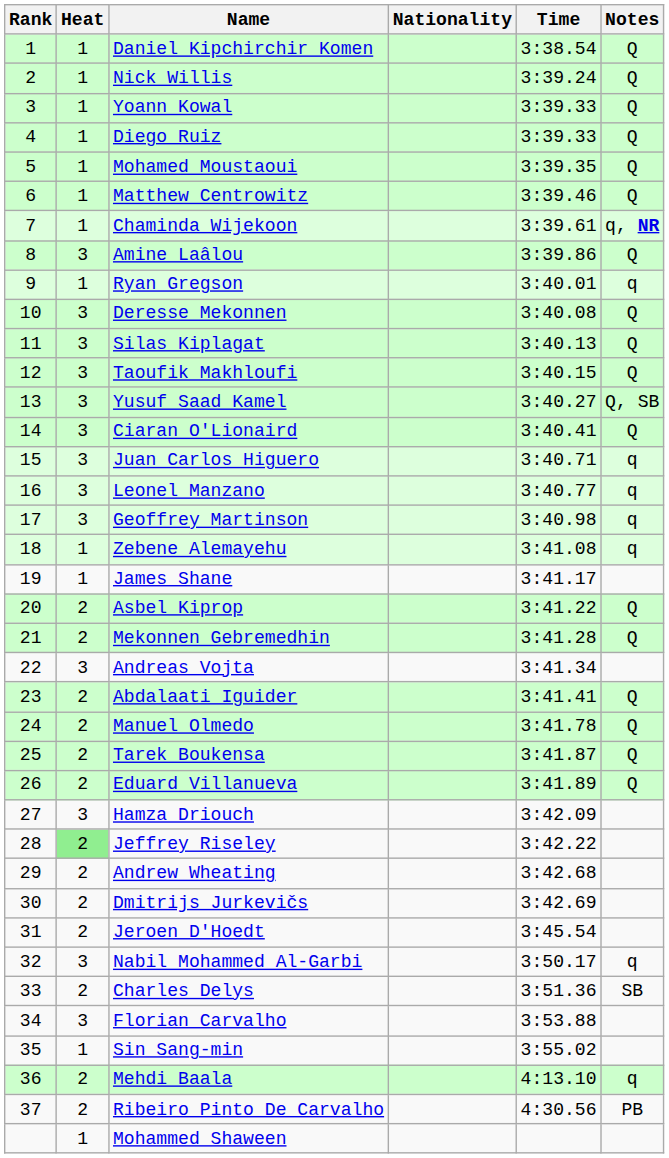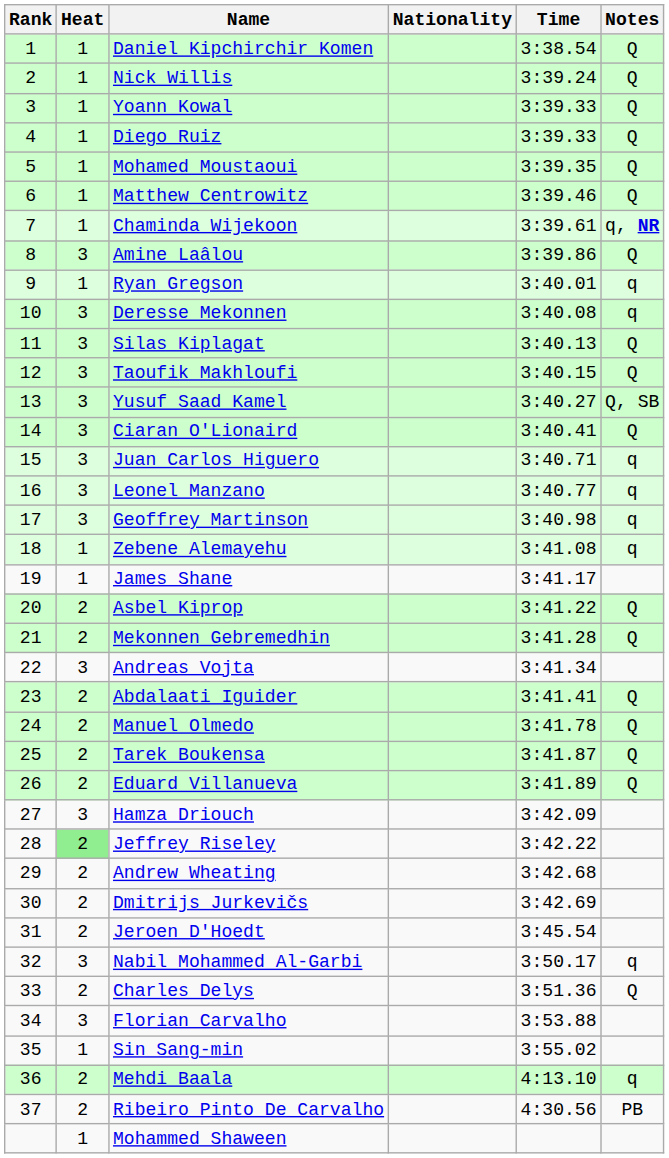(632, 314) Q -> (632, 314) q
(632, 991) SB -> (632, 991) Q
